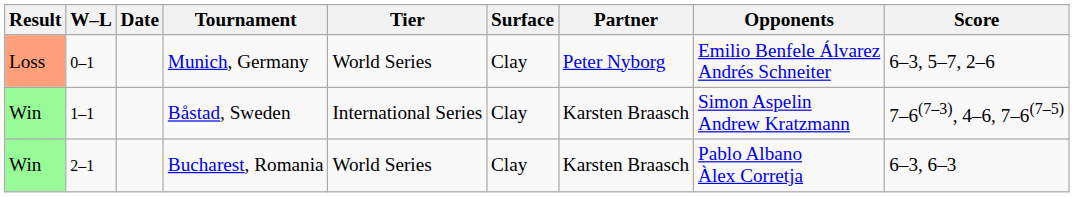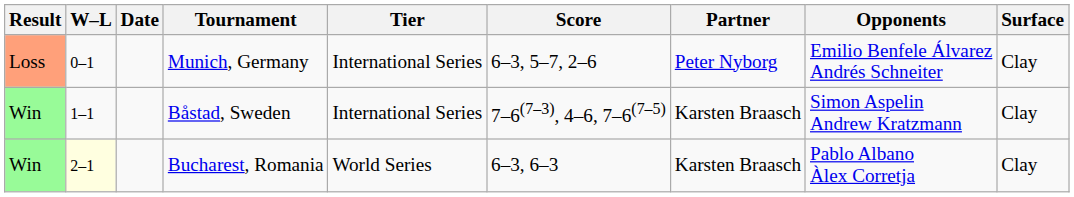columns swapped: (523, 19) <-> (977, 19)
(382, 60) World Series -> (407, 60) International Series
(82, 166) no background -> (82, 166) lightyellow background
